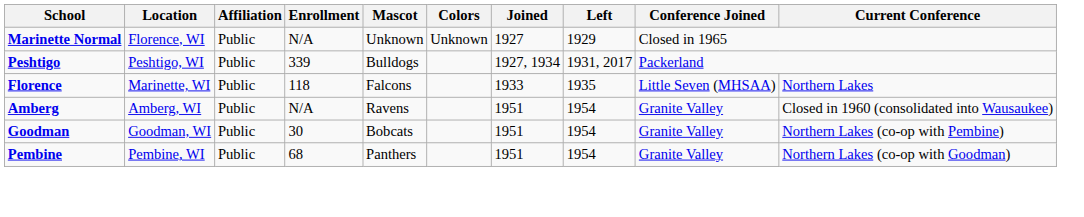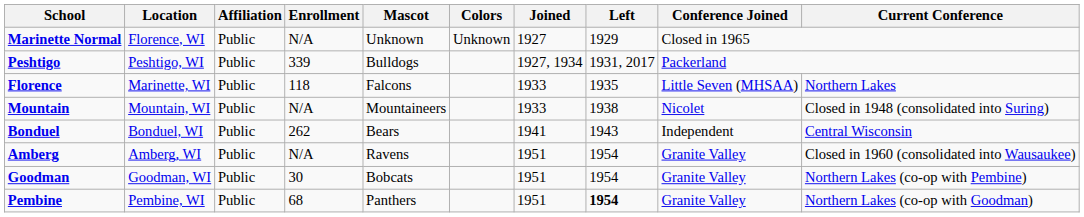+ row: (39, 108)
+ row: (34, 131)
(581, 154) normal -> (604, 200) bold
